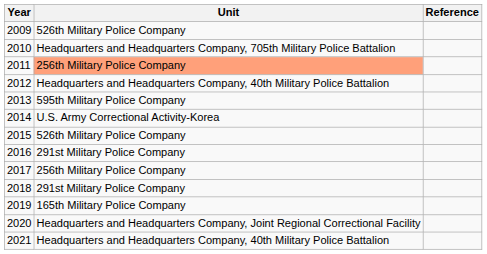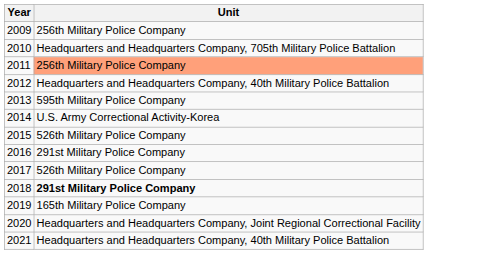- column: (452, 13)
(111, 30) 526th Military Police Company -> (111, 30) 256th Military Police Company
(111, 170) 256th Military Police Company -> (111, 170) 526th Military Police Company
(111, 188) normal -> (116, 188) bold
